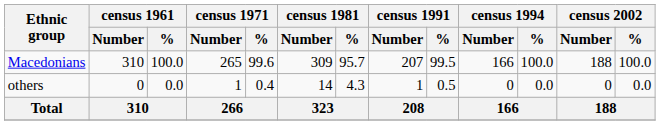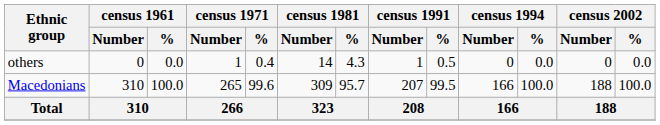rows swapped: (47, 62) <-> (26, 85)
